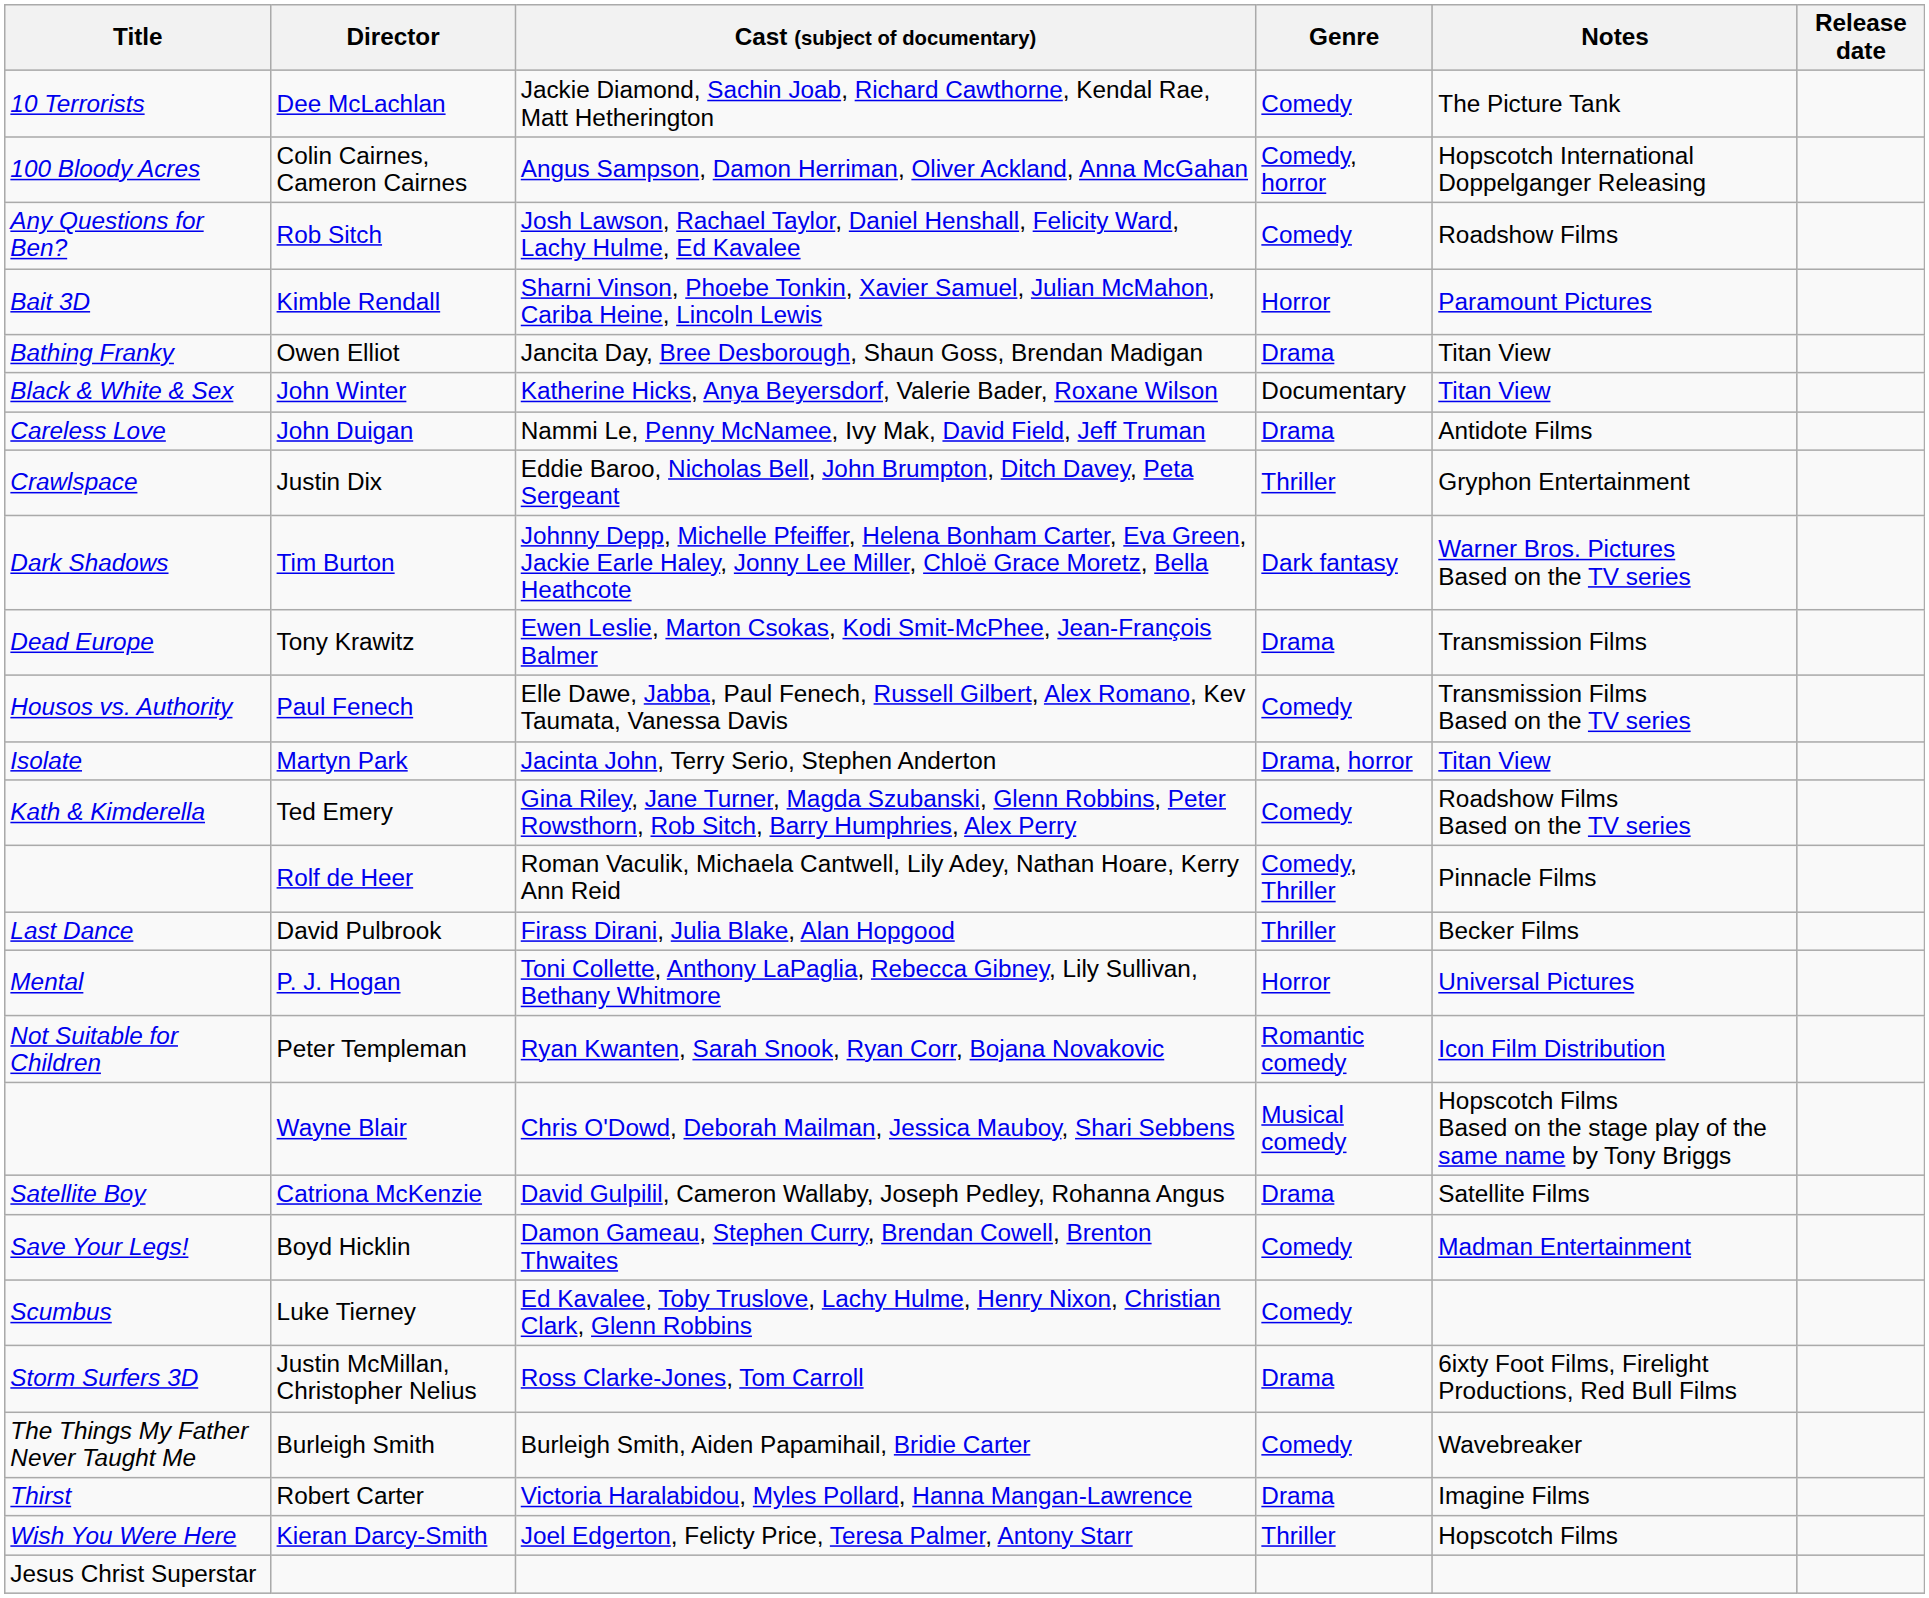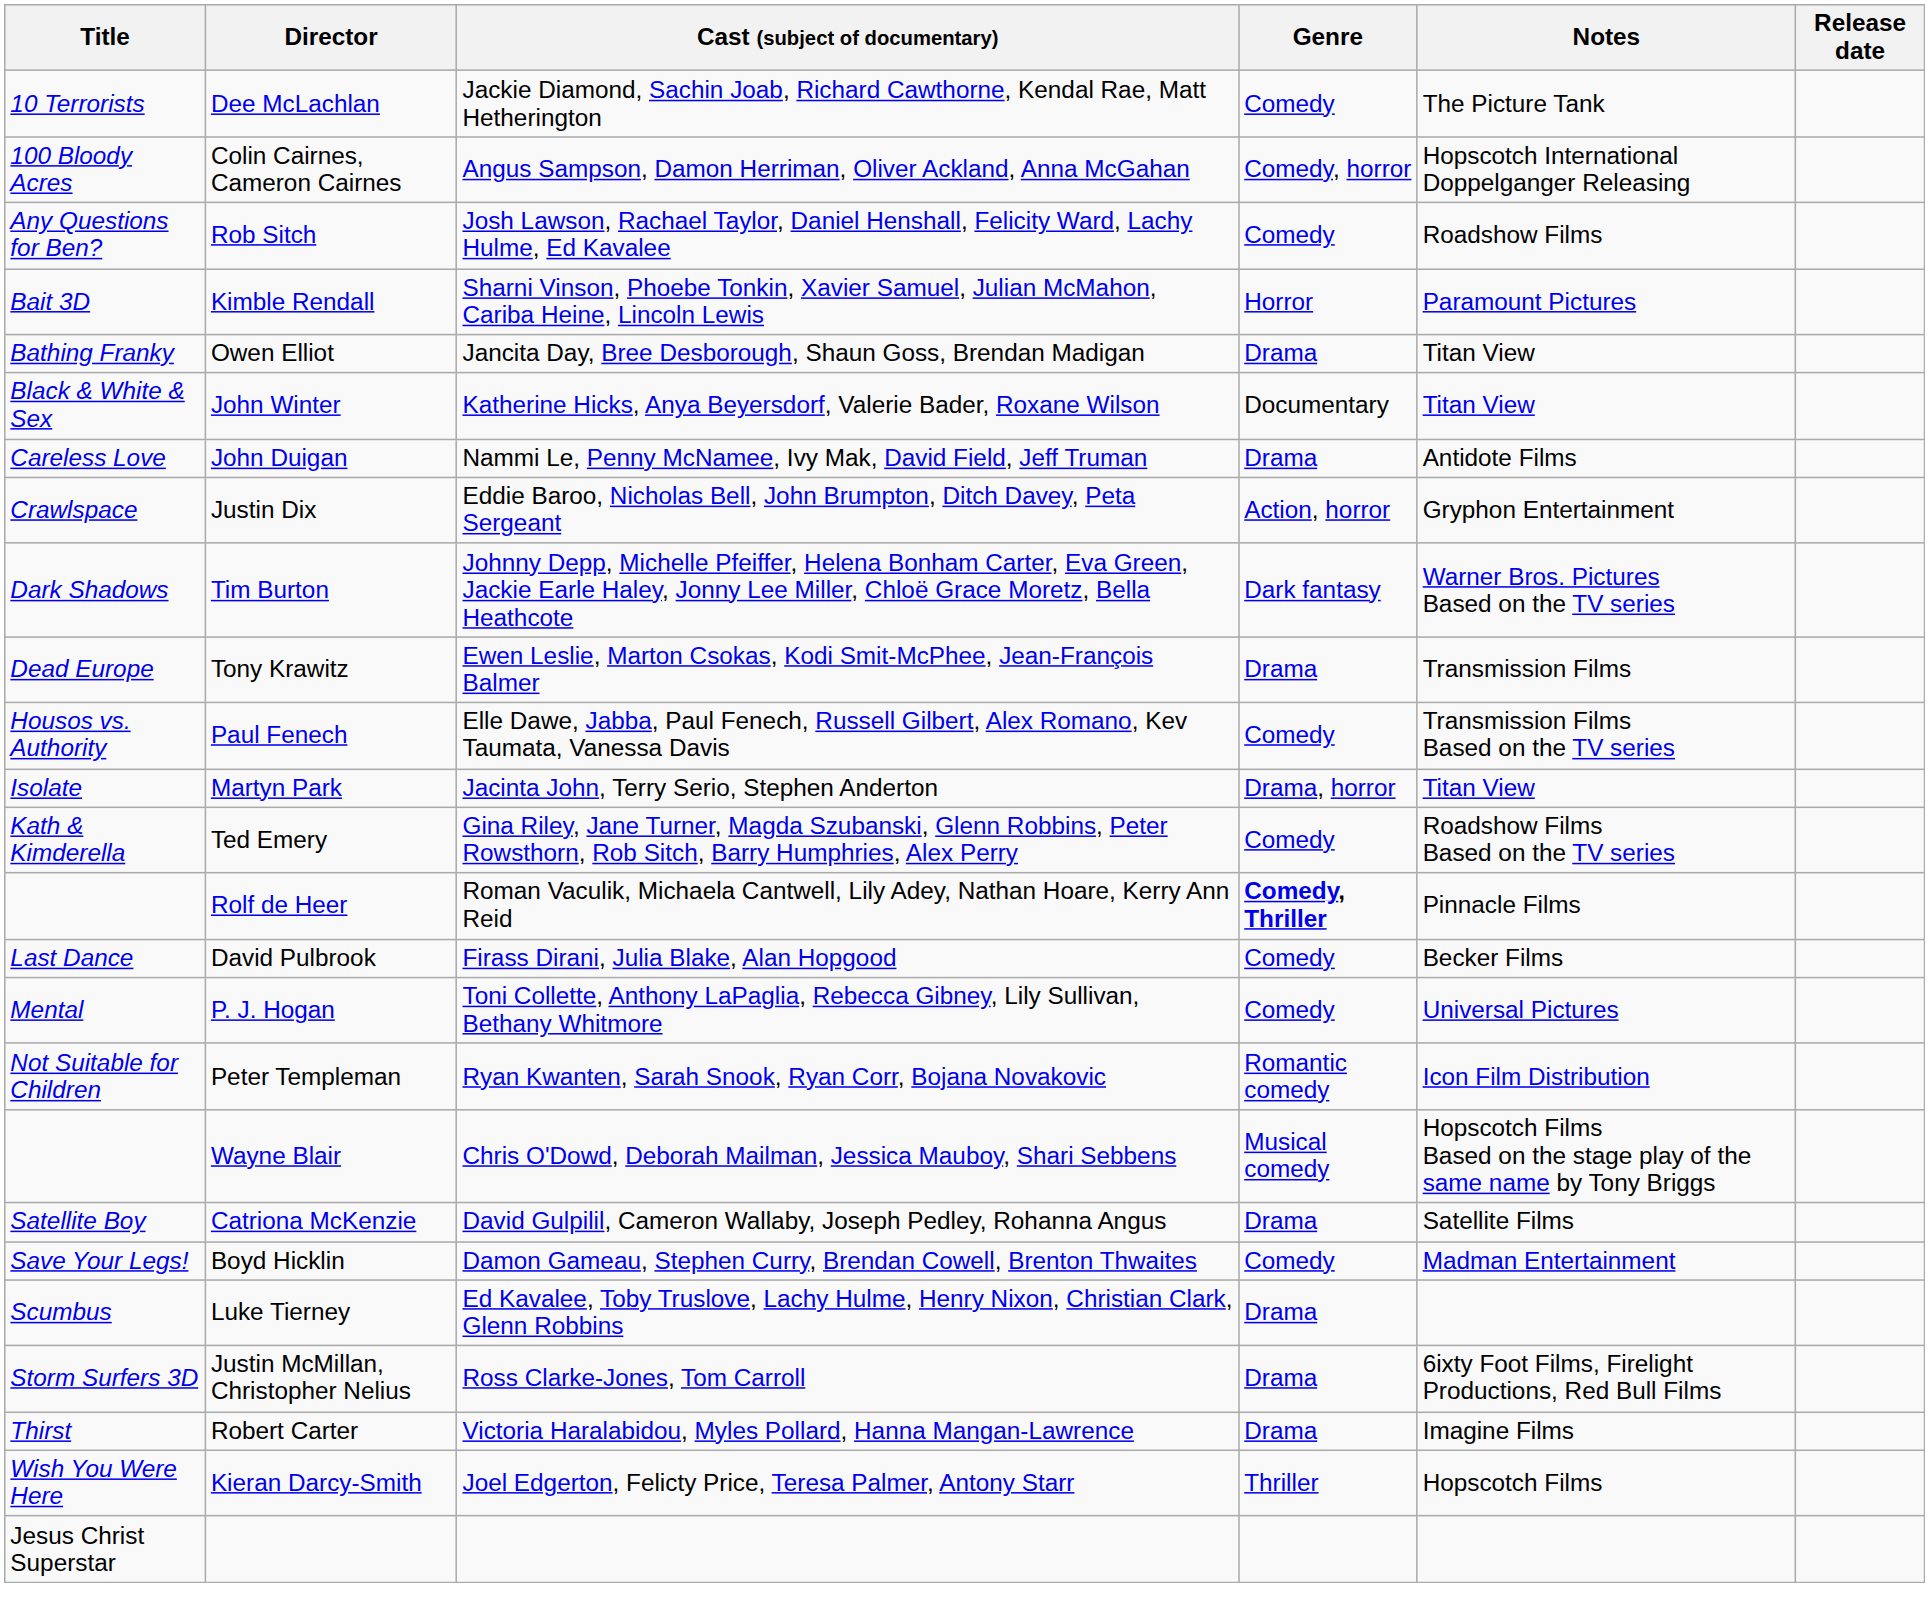(1299, 482) Thriller -> (1317, 510) Action, horror
(1309, 878) normal -> (1295, 905) bold
(1299, 930) Thriller -> (1290, 958) Comedy
(1296, 982) Horror -> (1290, 1010) Comedy
(1307, 1312) Comedy -> (1281, 1312) Drama
- row: (356, 1444)
